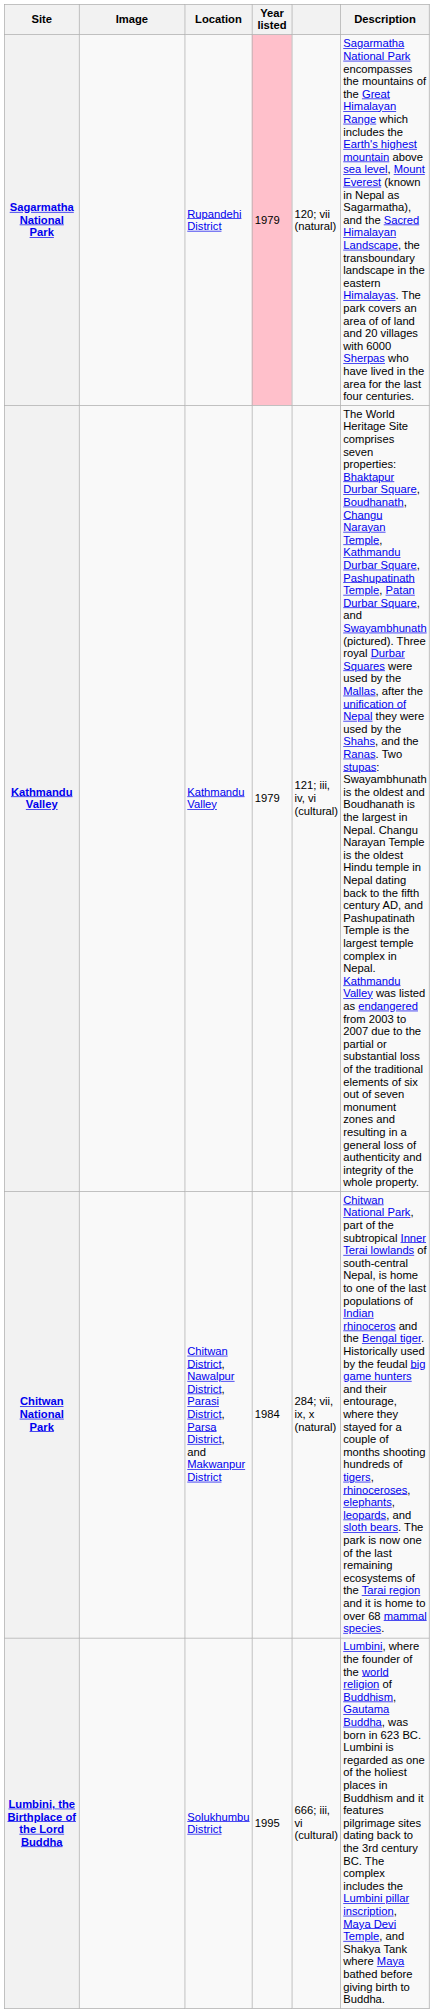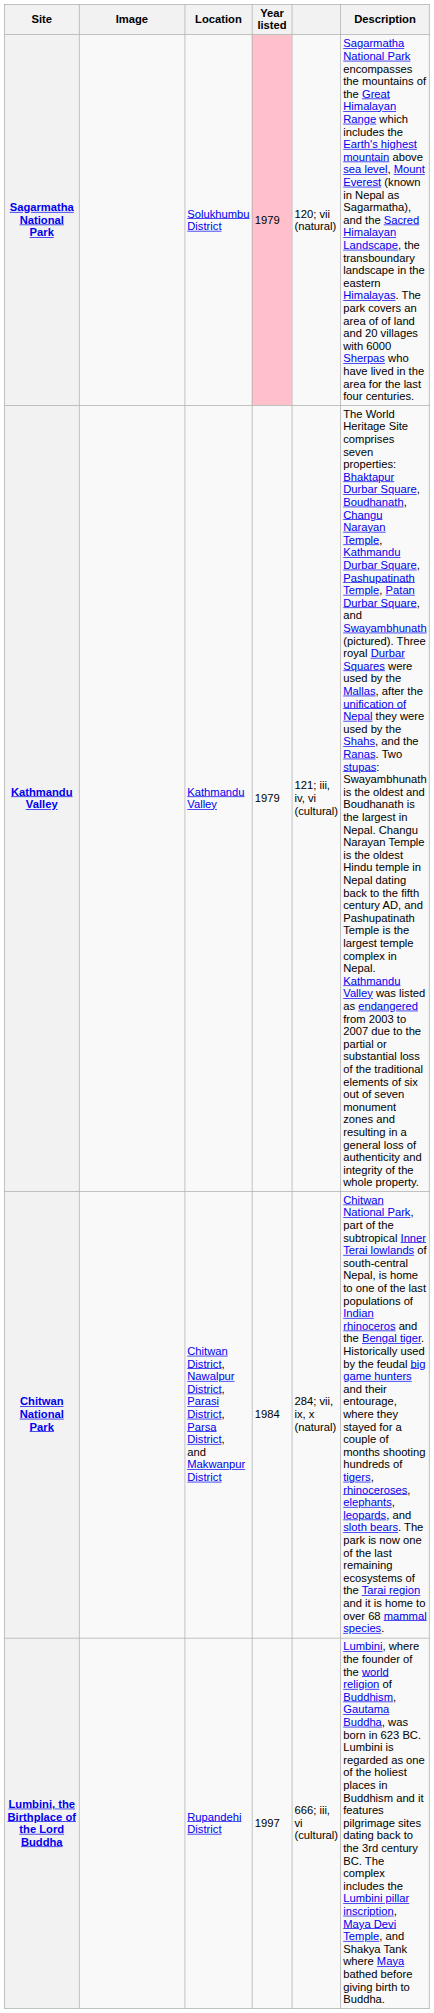(214, 220) Rupandehi District -> (218, 220) Solukhumbu District
(218, 1823) Solukhumbu District -> (214, 1823) Rupandehi District
(267, 1823) 1995 -> (267, 1823) 1997
